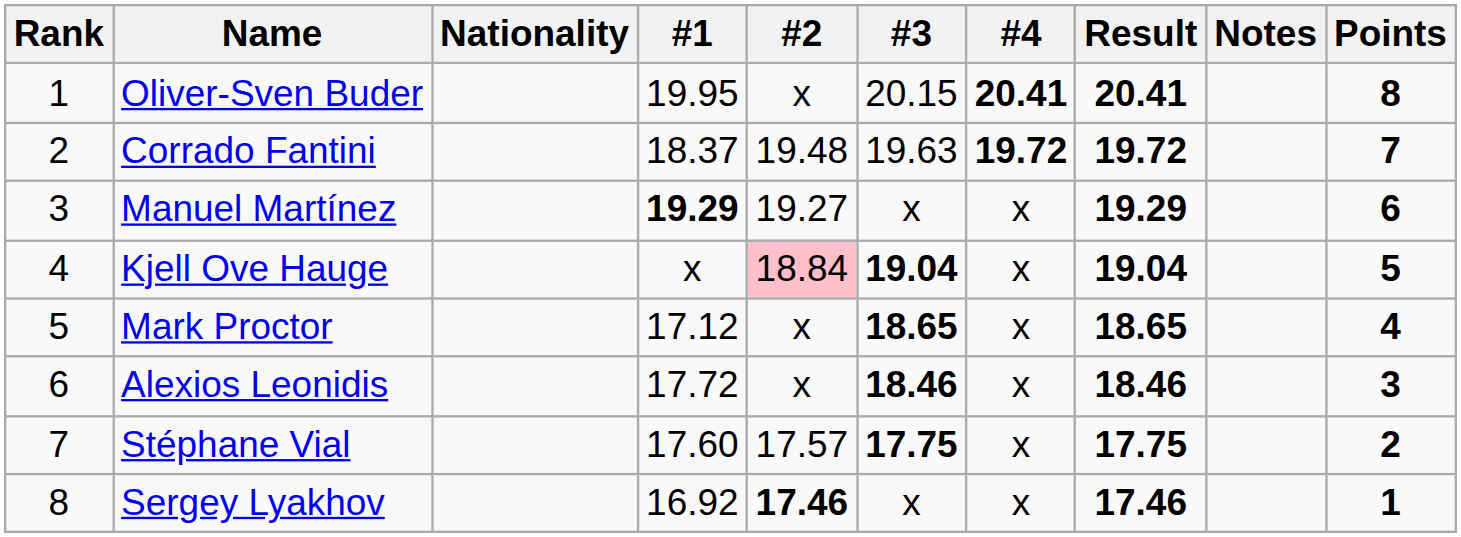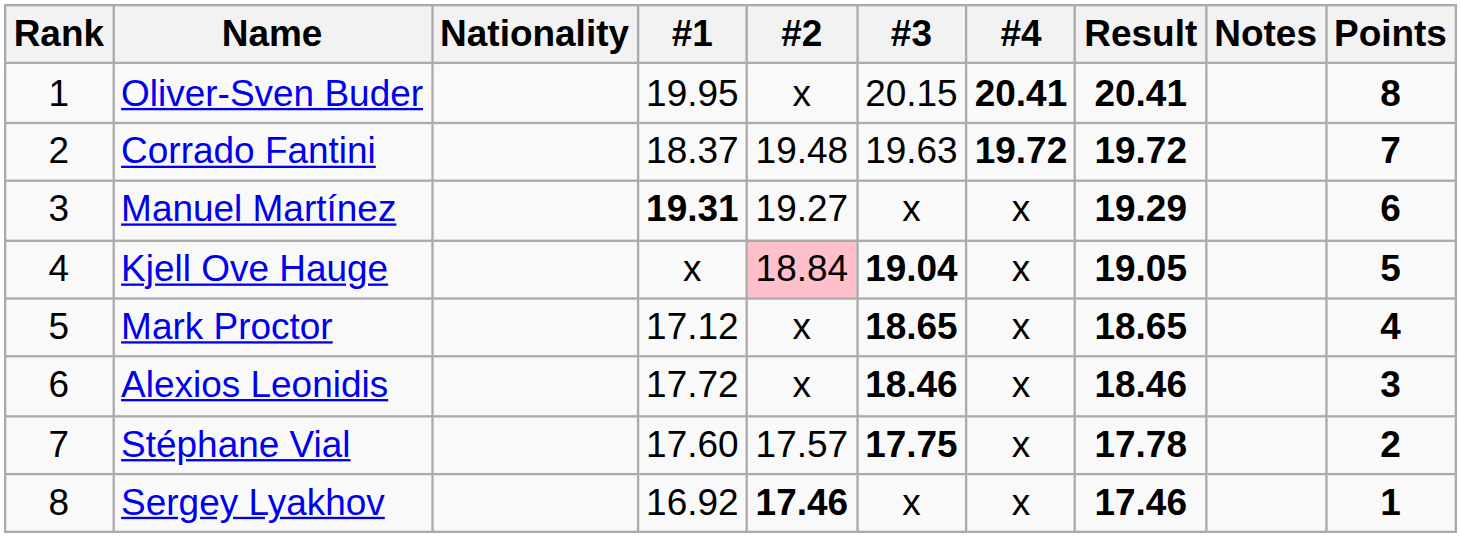(692, 209) 19.29 -> (692, 209) 19.31
(1141, 268) 19.04 -> (1141, 268) 19.05
(1141, 444) 17.75 -> (1141, 444) 17.78
